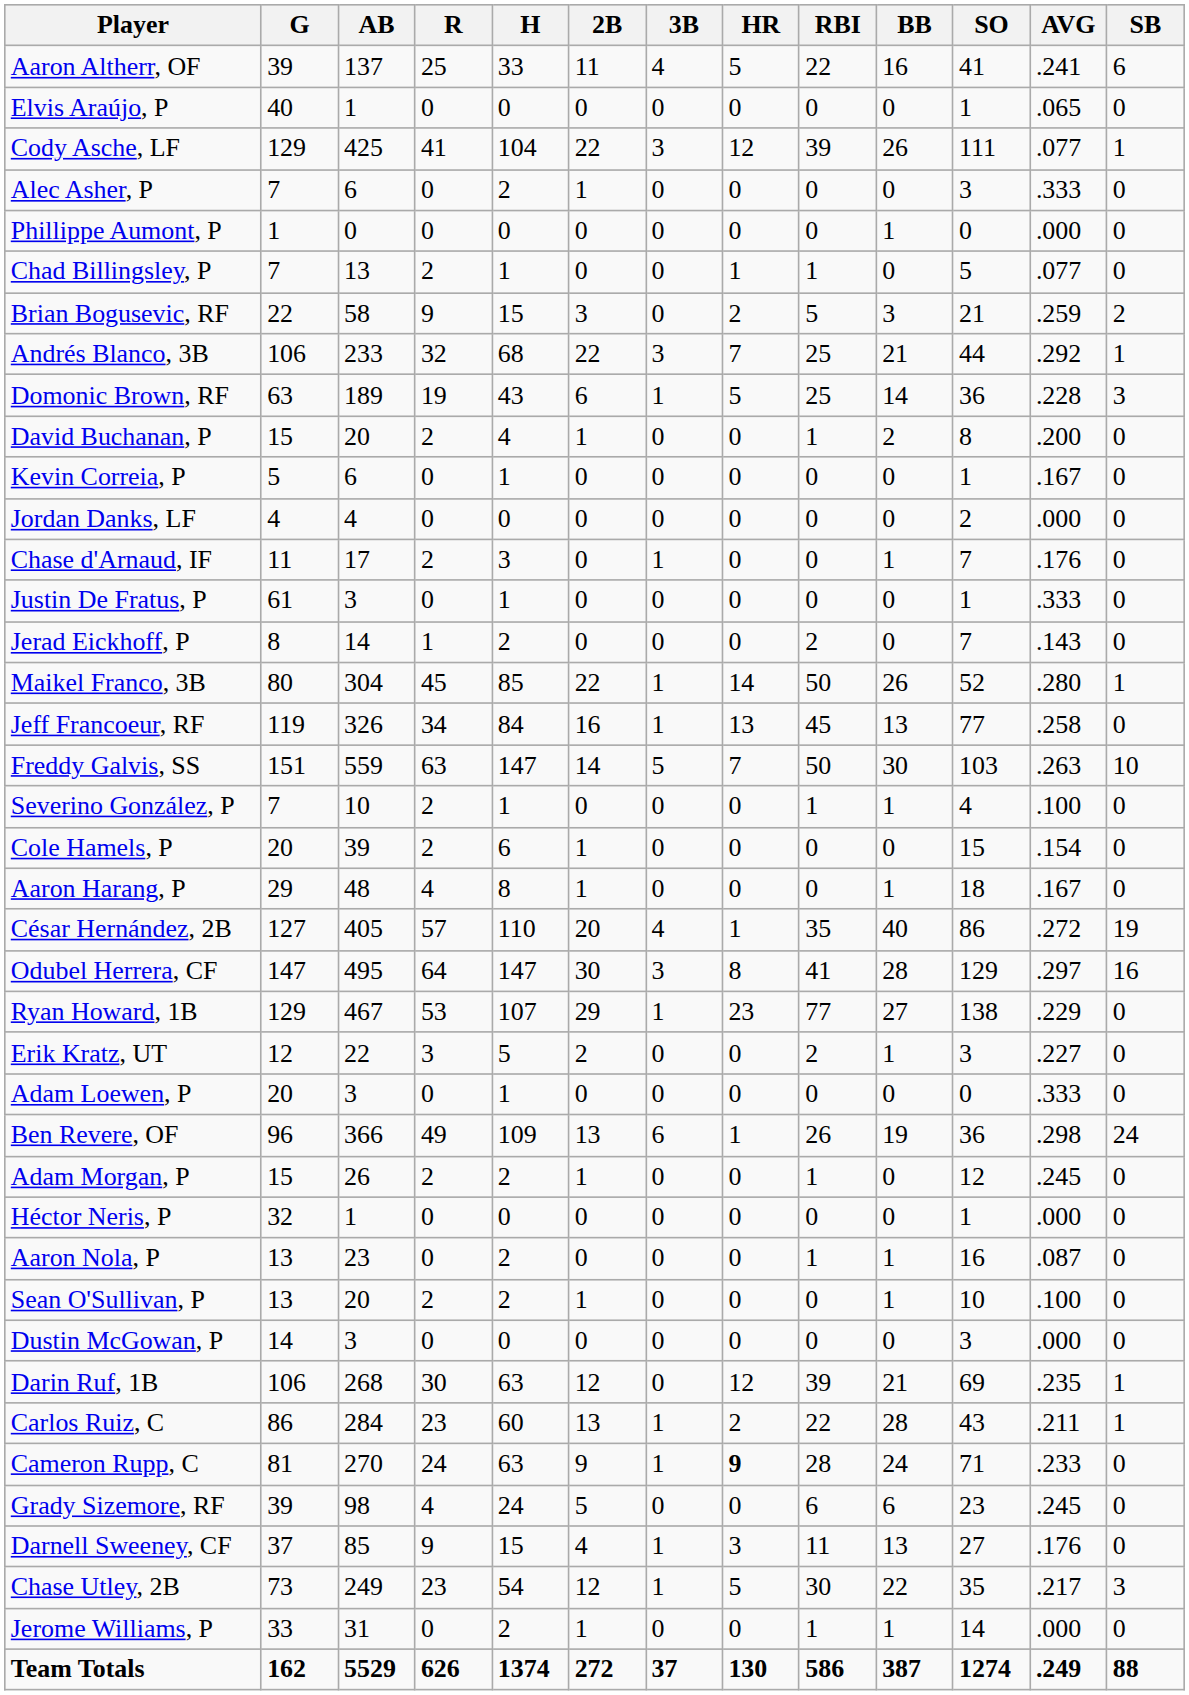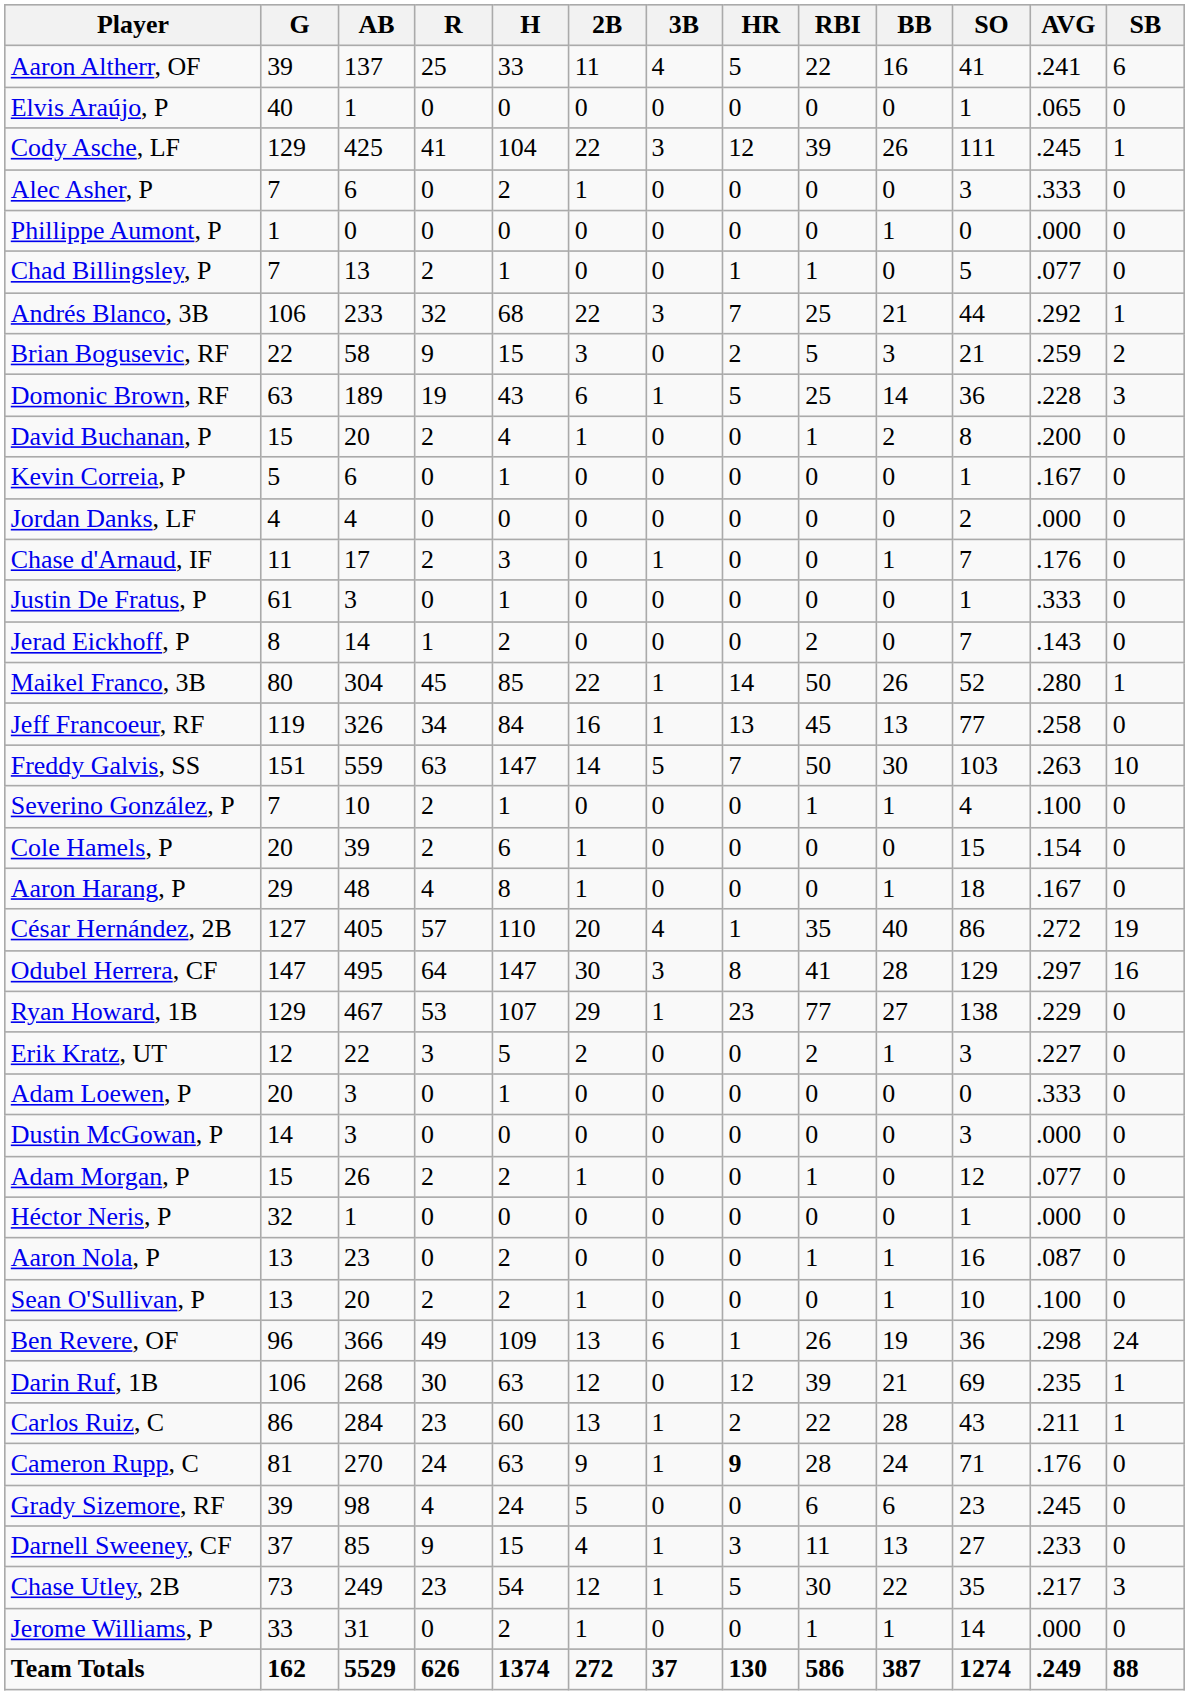(1059, 148) .077 -> (1059, 148) .245
rows swapped: (110, 353) <-> (120, 312)
rows swapped: (117, 1340) <-> (95, 1134)
(1059, 1176) .245 -> (1059, 1176) .077
(1059, 1463) .233 -> (1059, 1463) .176
(1059, 1546) .176 -> (1059, 1546) .233
